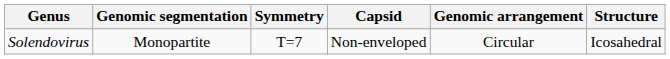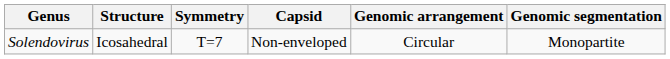columns swapped: (626, 16) <-> (172, 16)
